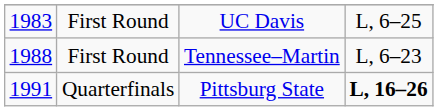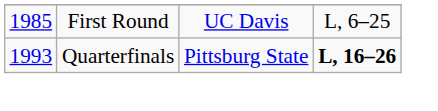(31, 21) 1983 -> (31, 21) 1985
- row: (262, 55)
(31, 88) 1991 -> (31, 55) 1993
